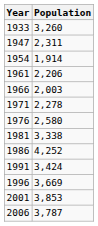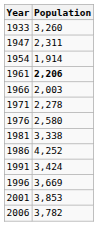(48, 74) normal -> (48, 74) bold
(48, 213) 3,787 -> (48, 213) 3,782
